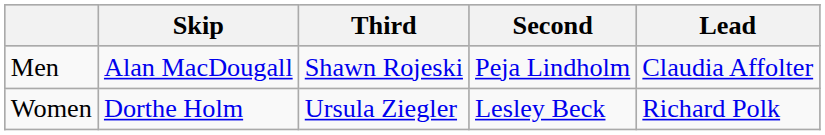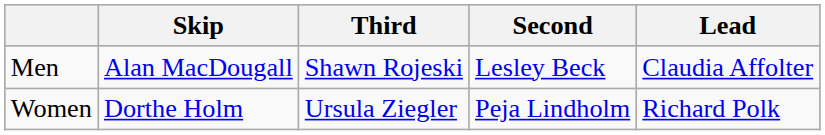(553, 66) Peja Lindholm -> (540, 66) Lesley Beck
(540, 108) Lesley Beck -> (553, 108) Peja Lindholm
